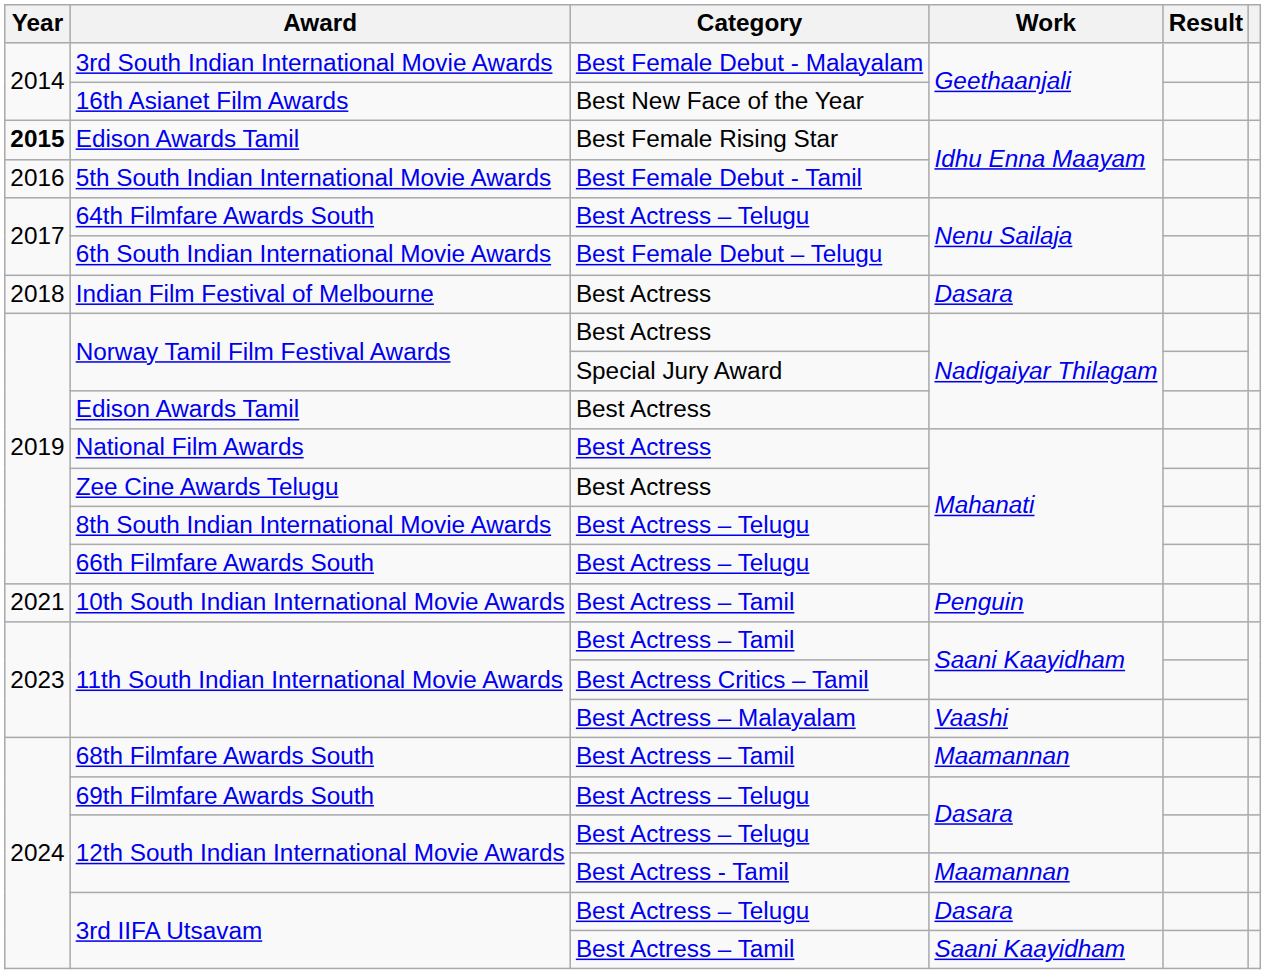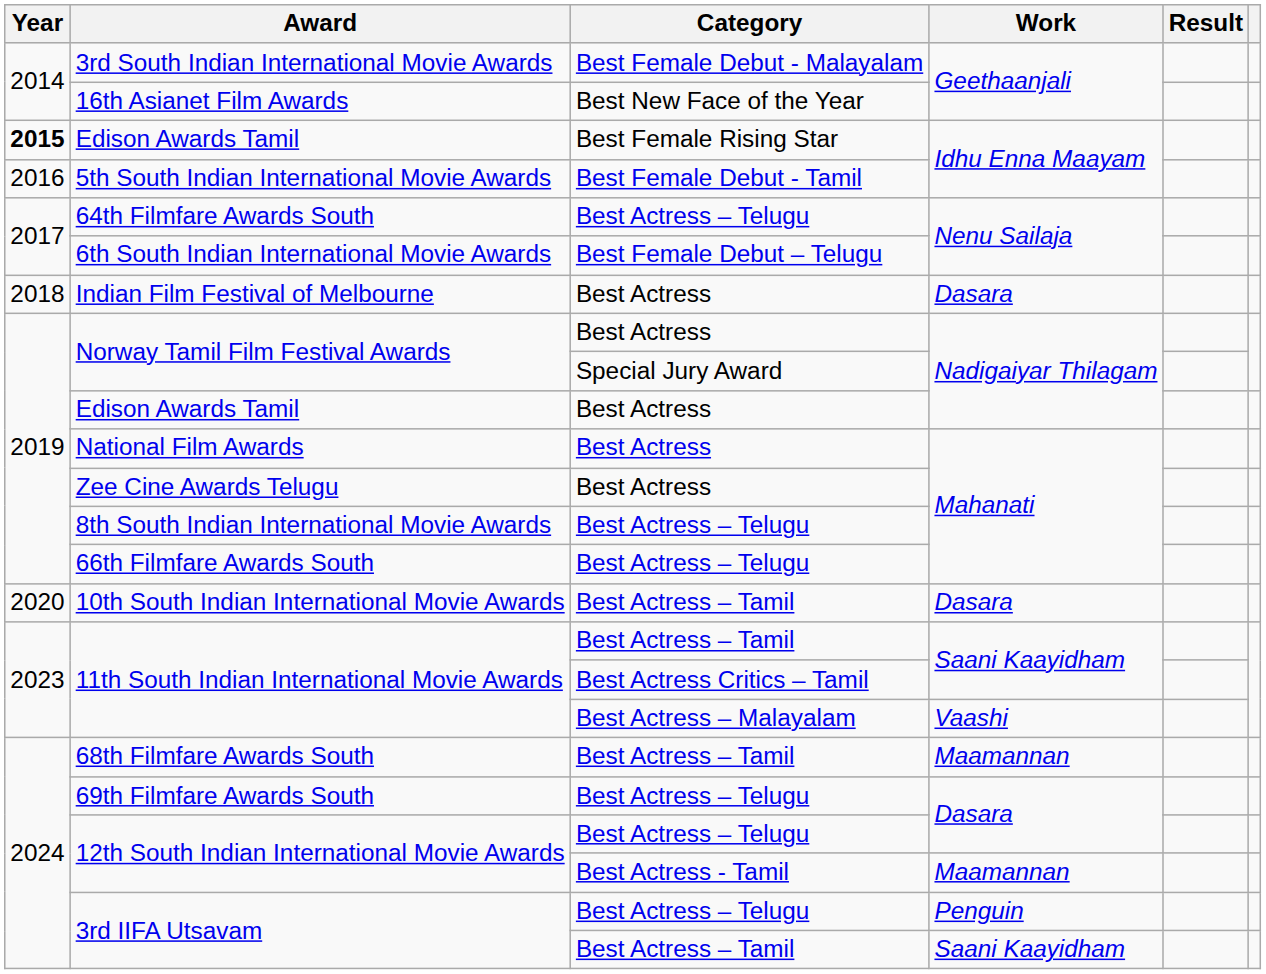(37, 602) 2021 -> (37, 602) 2020
(979, 602) Penguin -> (974, 602) Dasara
(974, 910) Dasara -> (979, 910) Penguin
